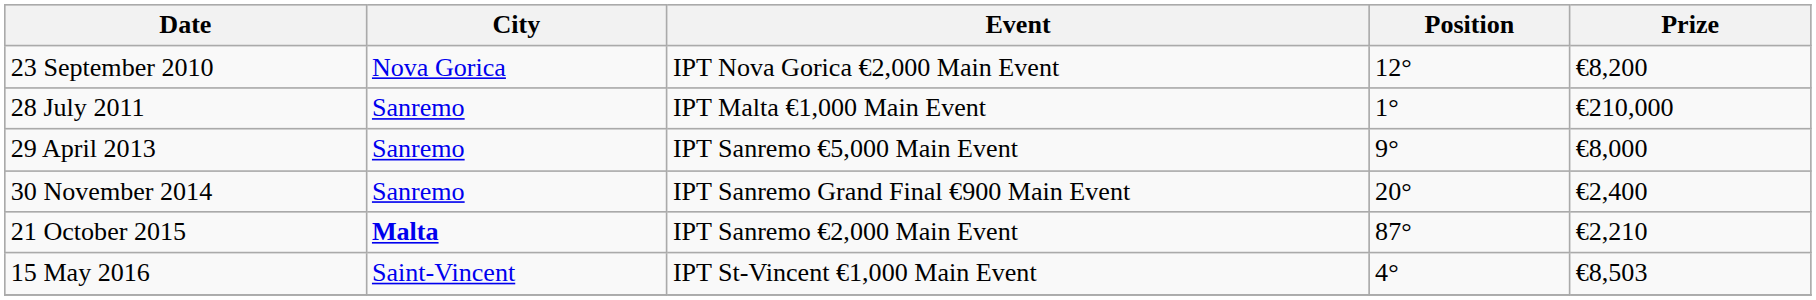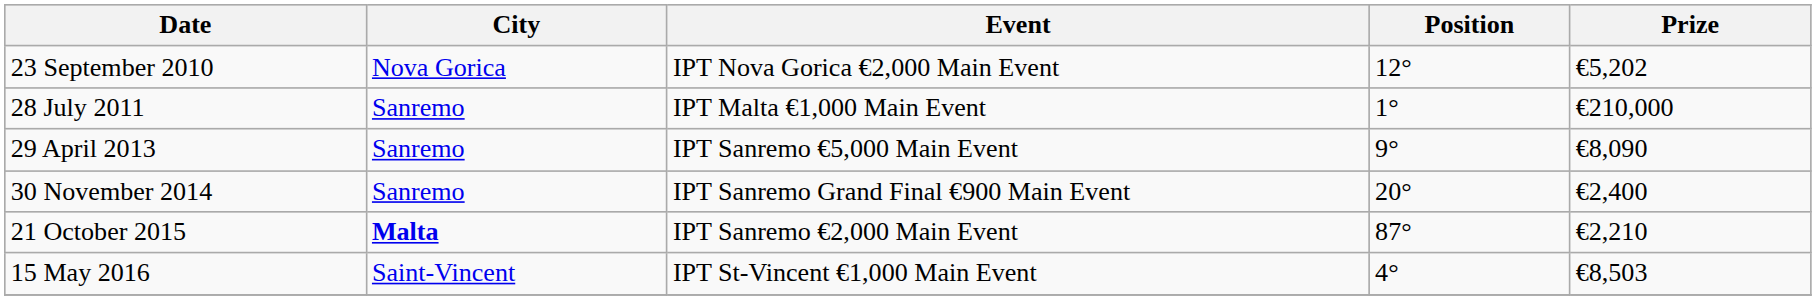(1612, 66) €8,200 -> (1612, 66) €5,202
(1612, 149) €8,000 -> (1612, 149) €8,090
